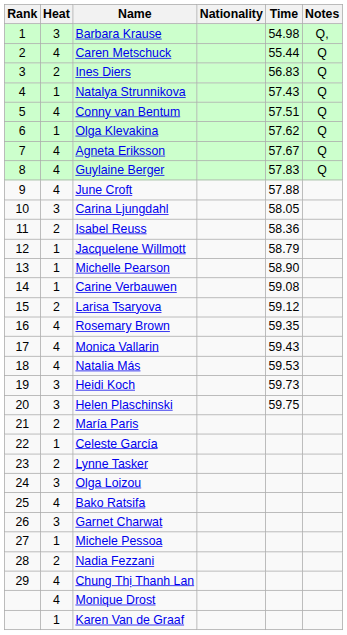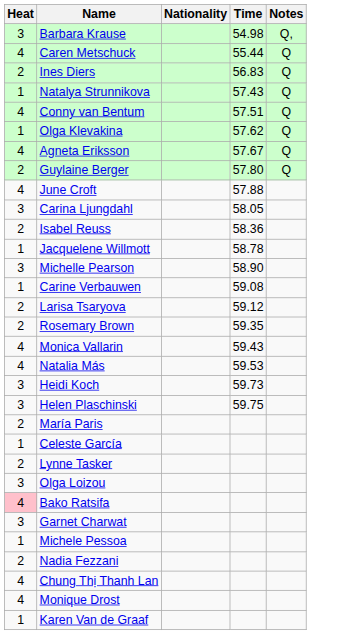- column: (22, 14)
(56, 170) 4 -> (21, 170) 2
(284, 170) 57.83 -> (248, 170) 57.80
(284, 248) 58.79 -> (248, 248) 58.78
(56, 268) 1 -> (21, 268) 3
(56, 326) 4 -> (21, 326) 2
(56, 502) no background -> (21, 502) pink background
